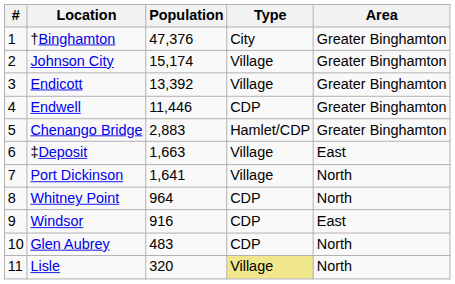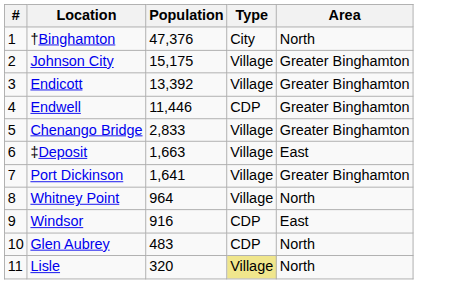(382, 38) Greater Binghamton -> (297, 38) North
(171, 61) 15,174 -> (171, 61) 15,175
(167, 130) 2,883 -> (167, 130) 2,833
(270, 130) Hamlet/CDP -> (252, 130) Village
(334, 175) North -> (345, 175) Greater Binghamton
(245, 198) CDP -> (252, 198) Village
